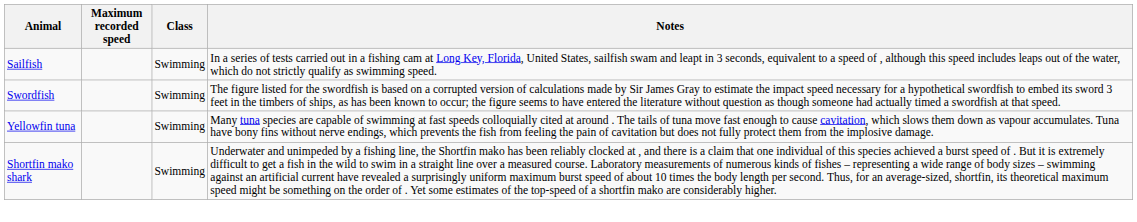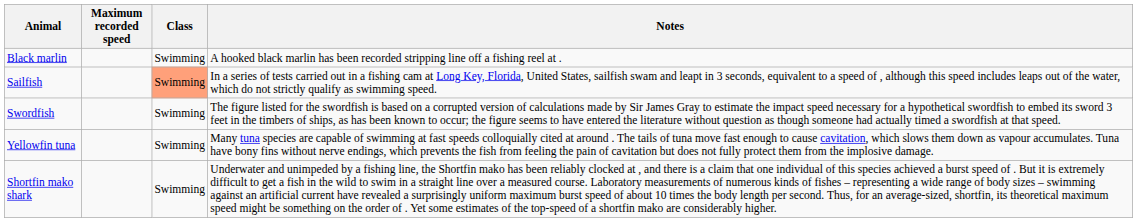+ row: (37, 57)
(180, 64) no background -> (180, 82) lightsalmon background
